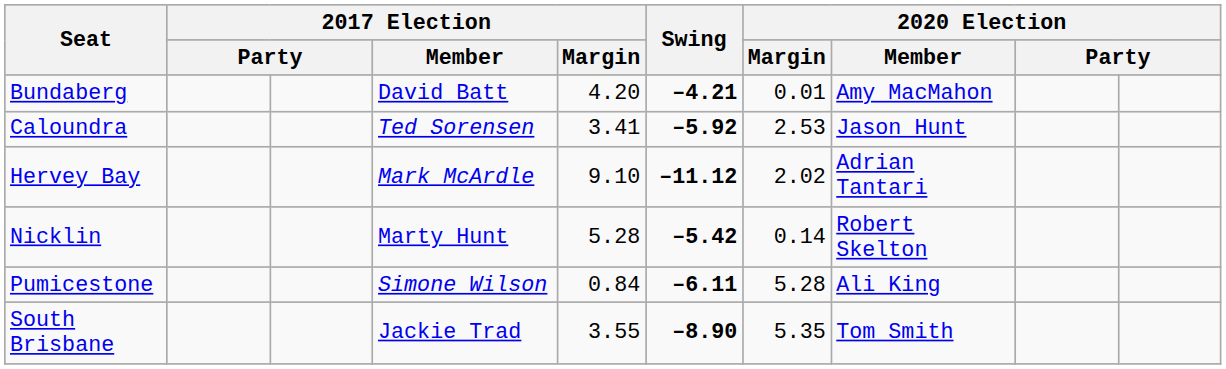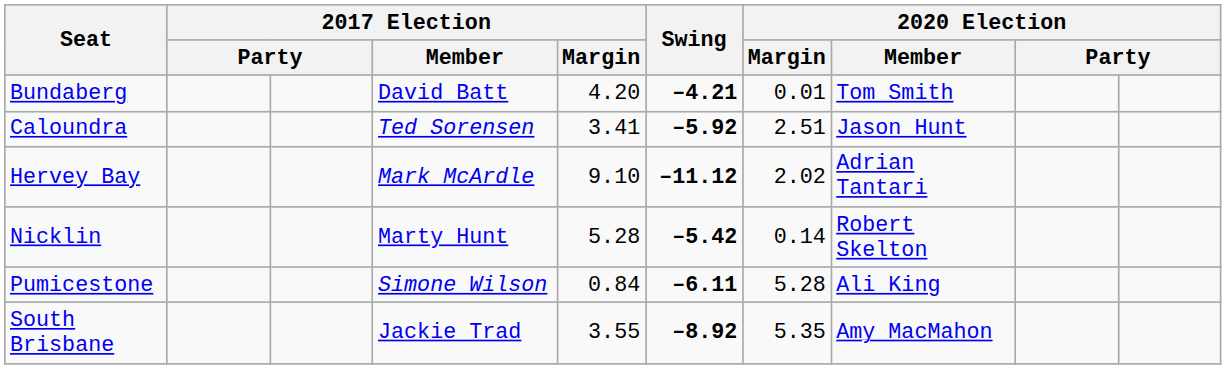(914, 93) Amy MacMahon -> (895, 93) Tom Smith
(800, 129) 2.53 -> (800, 129) 2.51
(705, 333) –8.90 -> (705, 333) –8.92
(895, 333) Tom Smith -> (914, 333) Amy MacMahon
